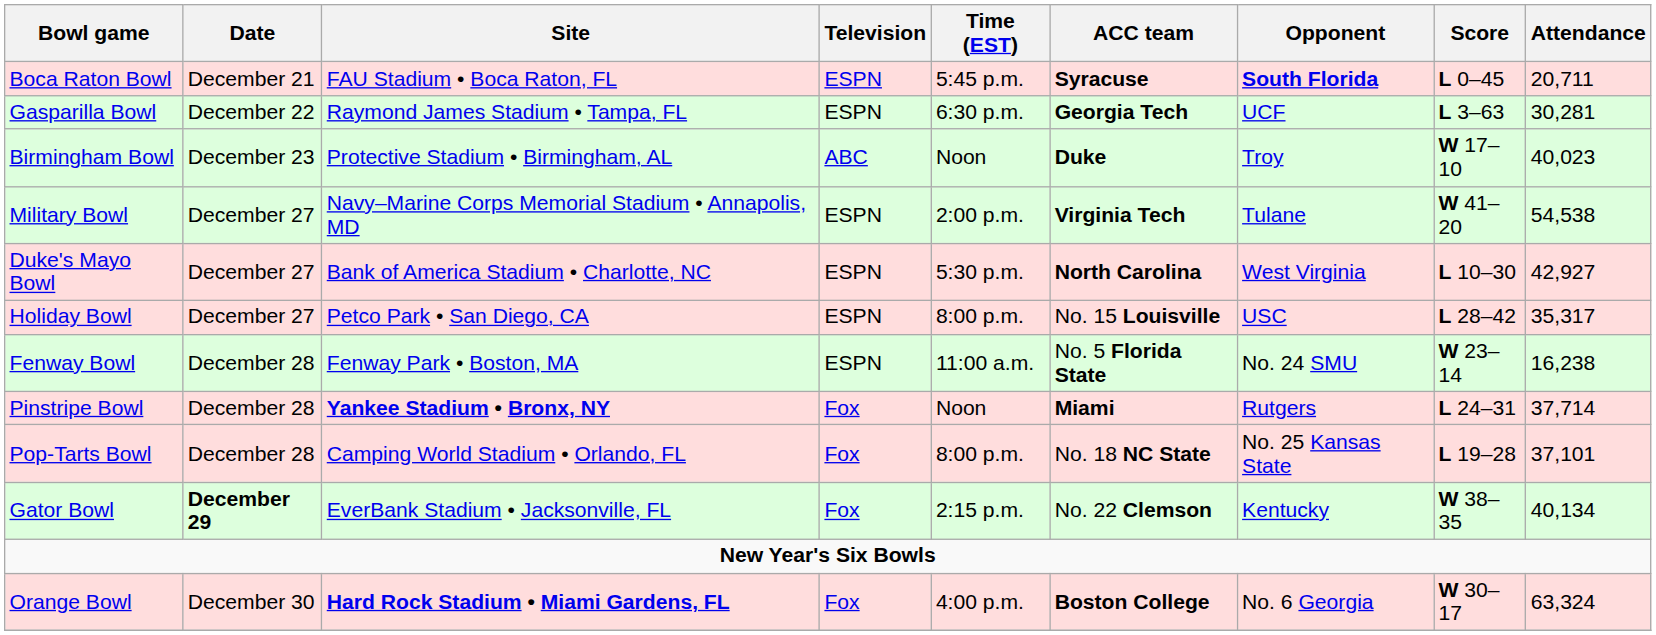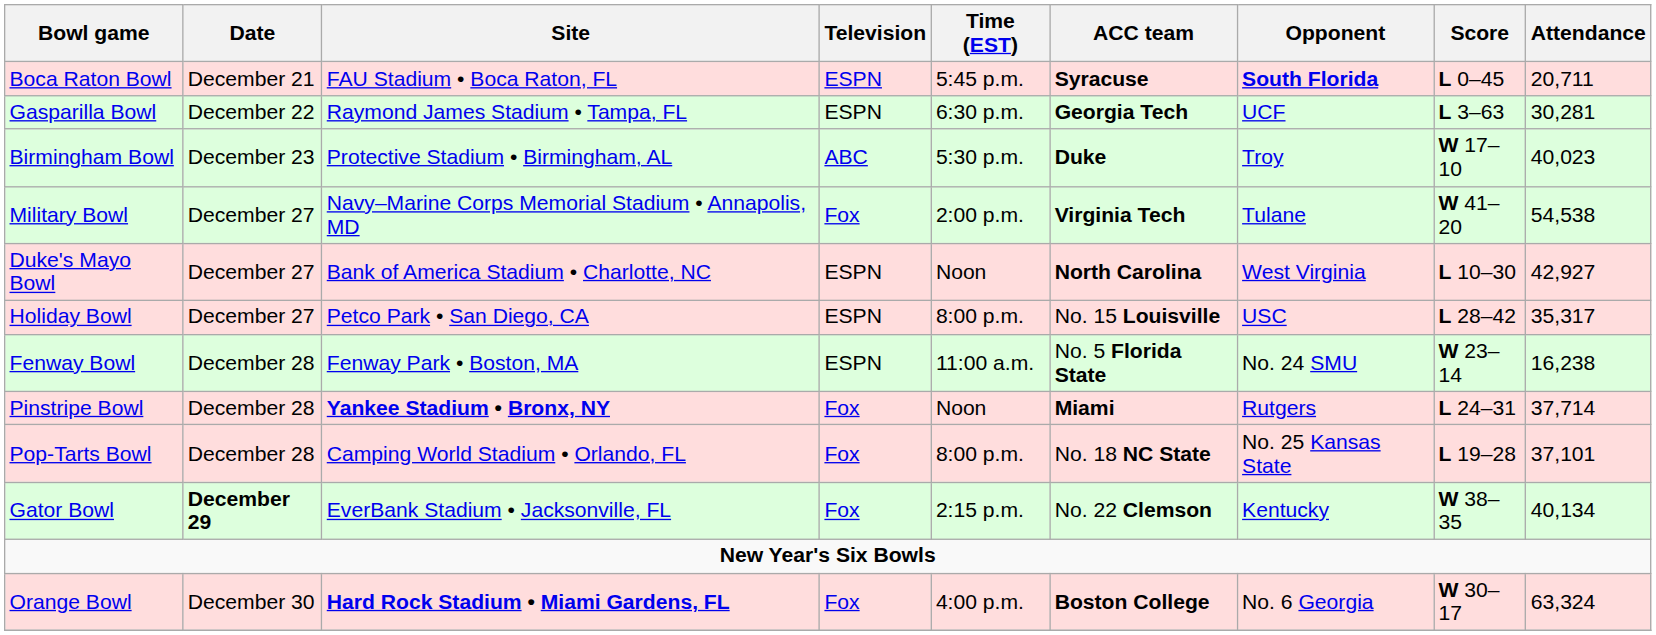(961, 157) Noon -> (980, 157) 5:30 p.m.
(853, 214) ESPN -> (842, 214) Fox
(980, 271) 5:30 p.m. -> (961, 271) Noon
